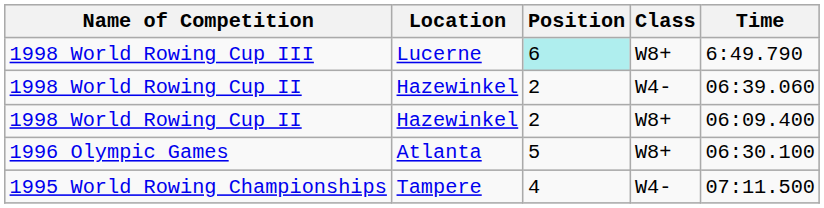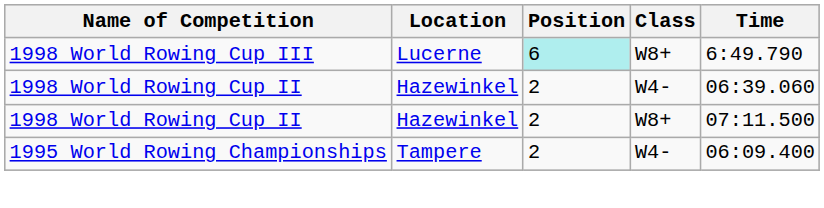(760, 120) 06:09.400 -> (760, 120) 07:11.500
- row: (119, 154)
(534, 187) 4 -> (534, 154) 2
(760, 187) 07:11.500 -> (760, 154) 06:09.400
